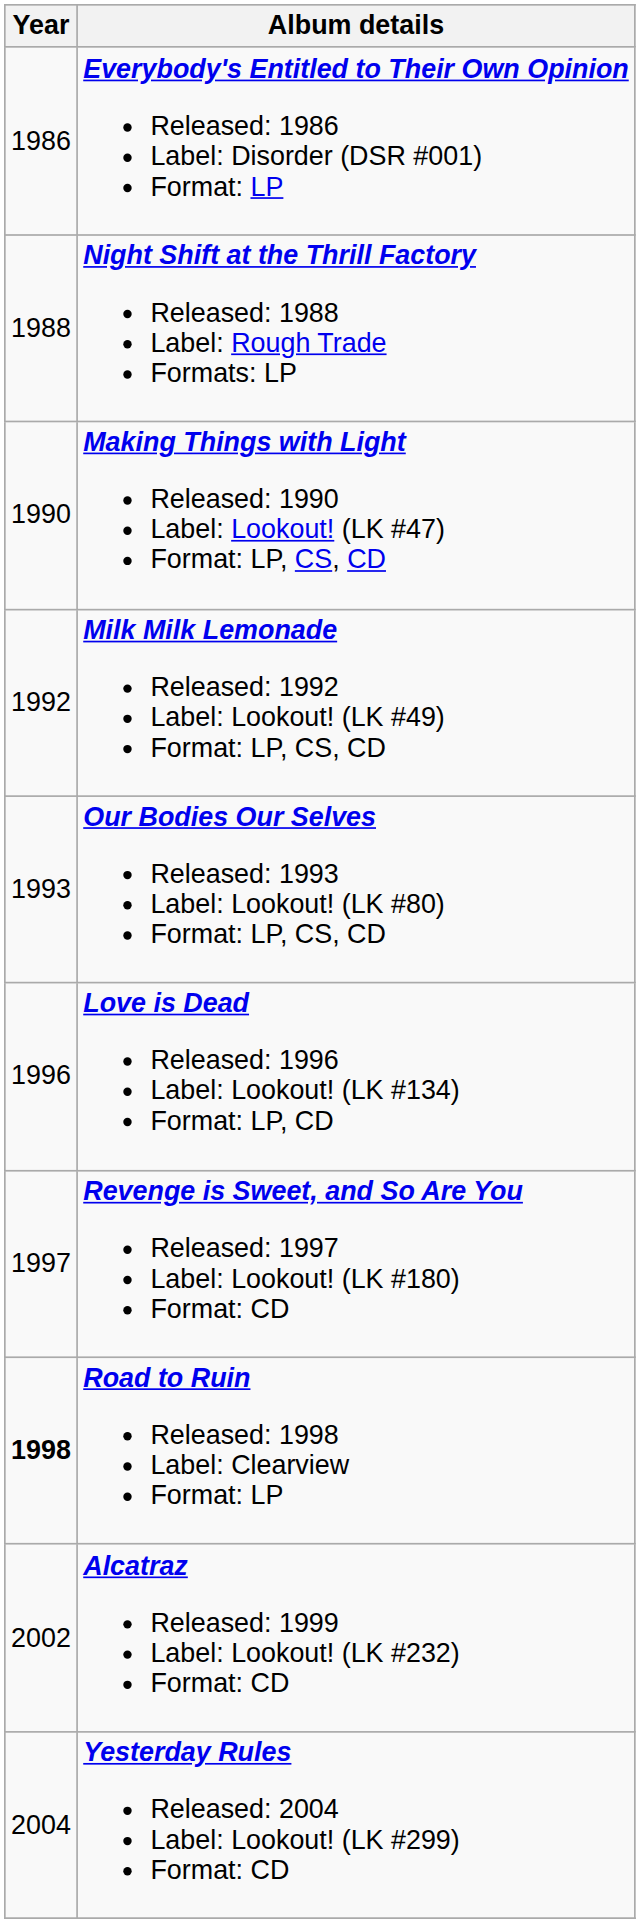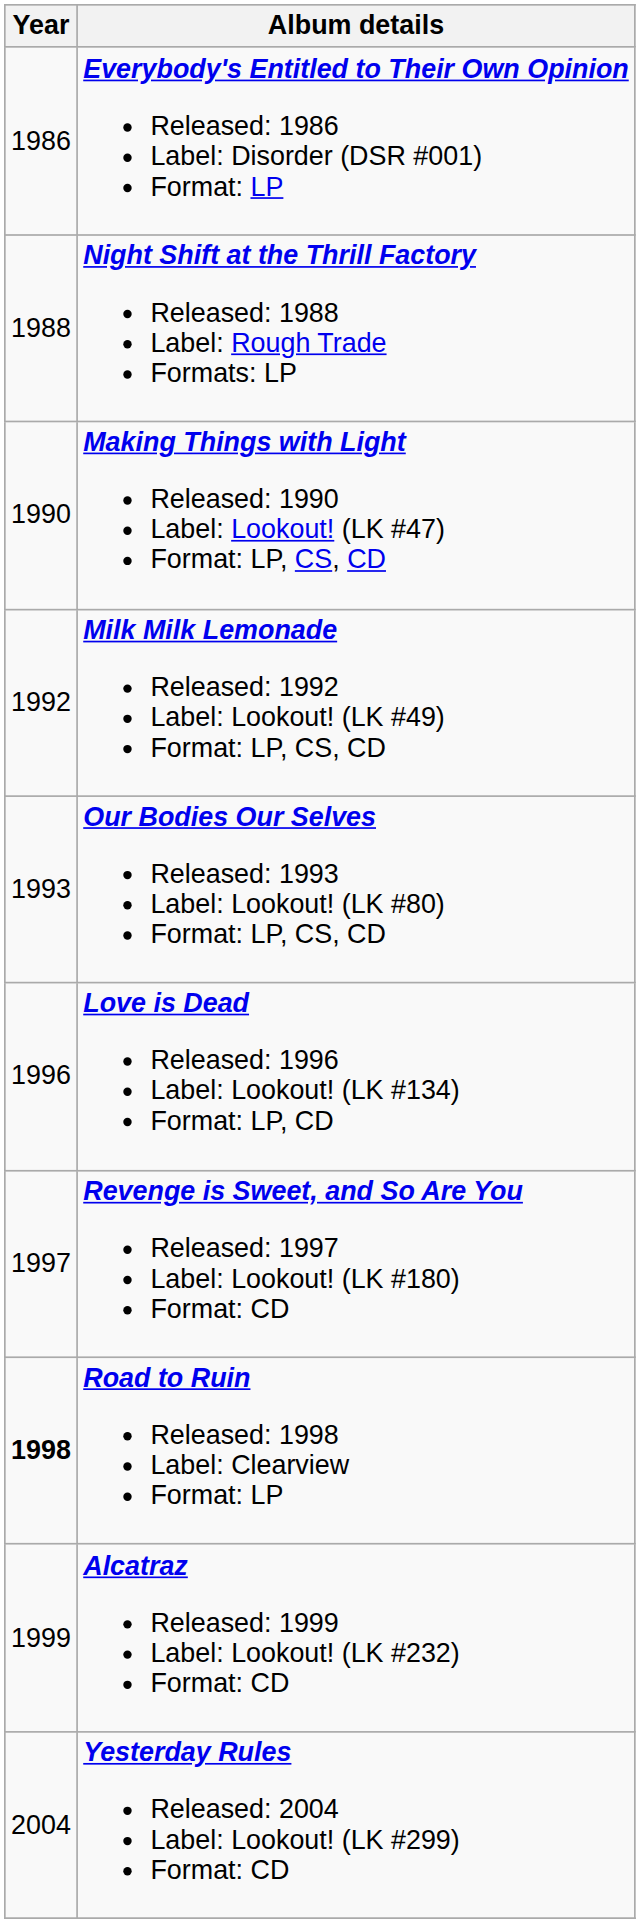(41, 1637) 2002 -> (41, 1637) 1999
